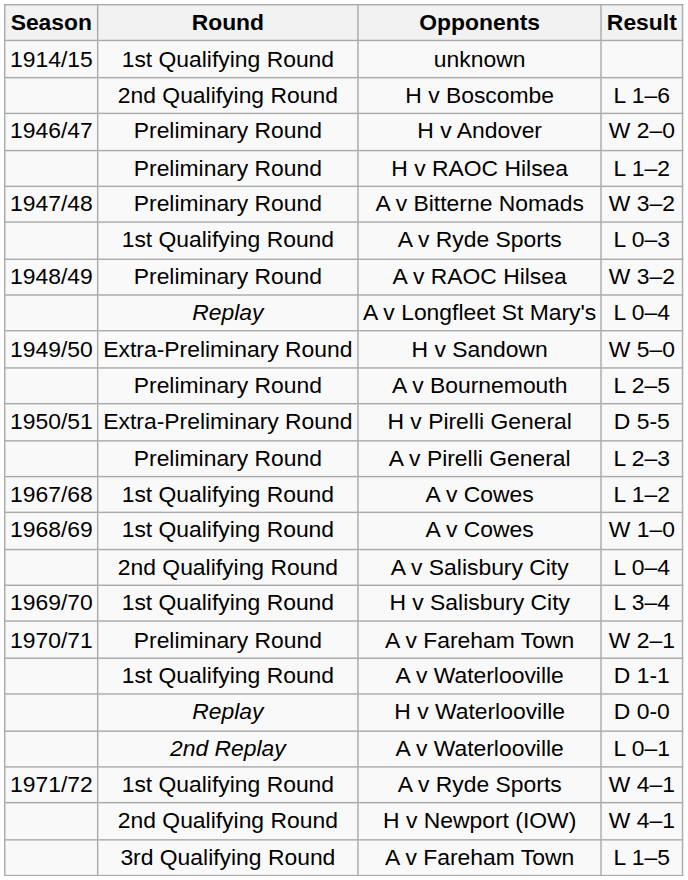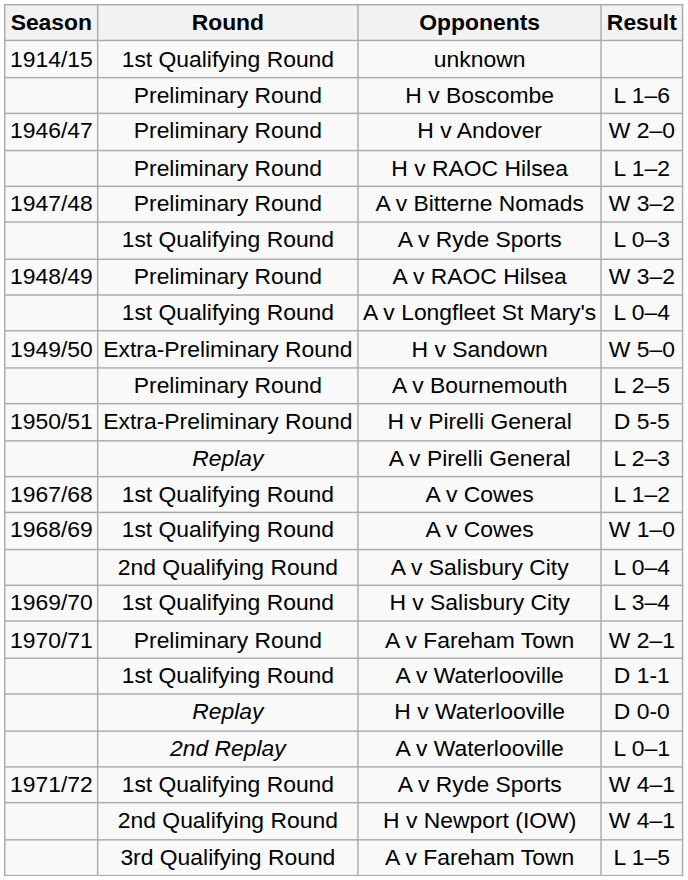(228, 95) 2nd Qualifying Round -> (228, 95) Preliminary Round
(228, 312) Replay -> (228, 312) 1st Qualifying Round
(228, 458) Preliminary Round -> (228, 458) Replay
